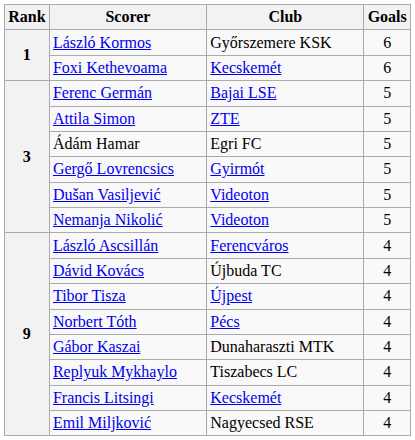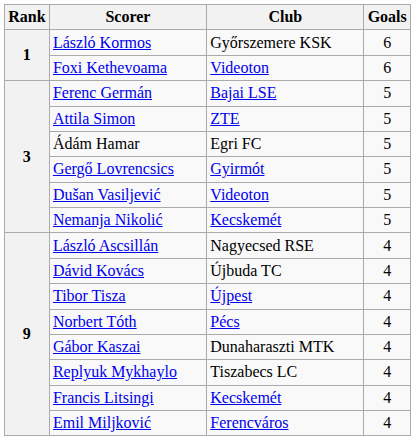(246, 67) Kecskemét -> (240, 67) Videoton
(240, 220) Videoton -> (246, 220) Kecskemét
(249, 245) Ferencváros -> (262, 245) Nagyecsed RSE
(262, 423) Nagyecsed RSE -> (249, 423) Ferencváros
